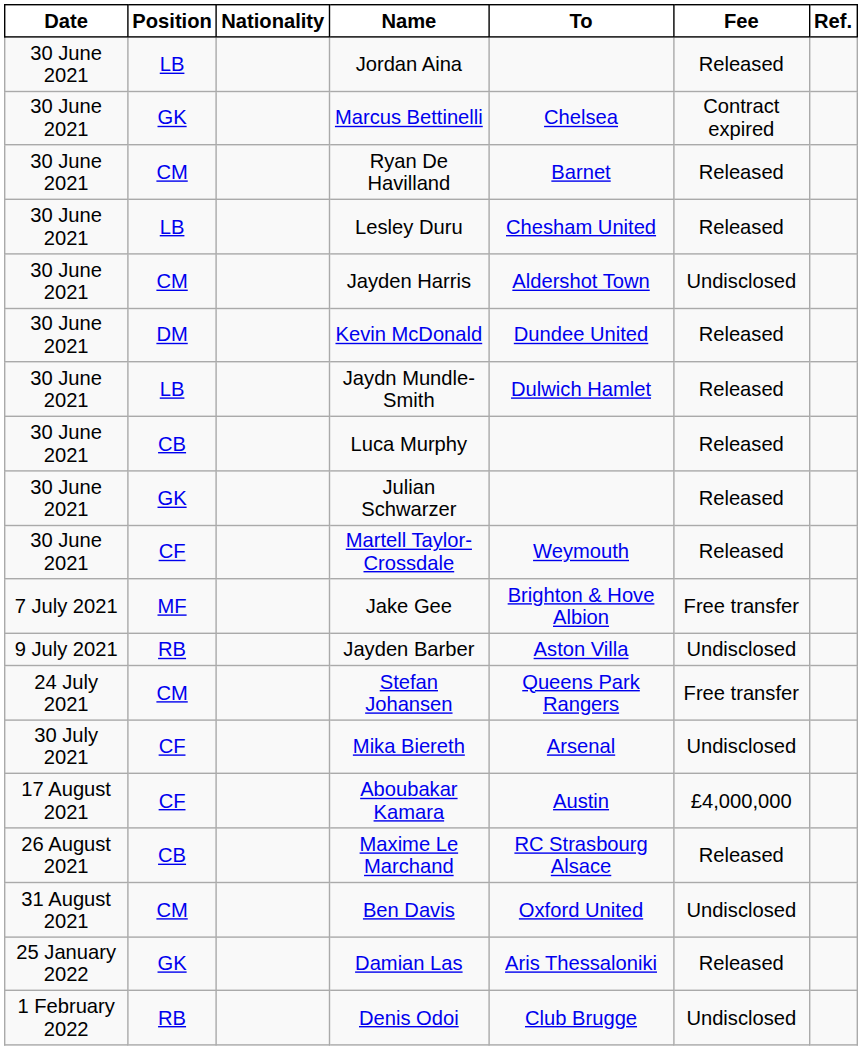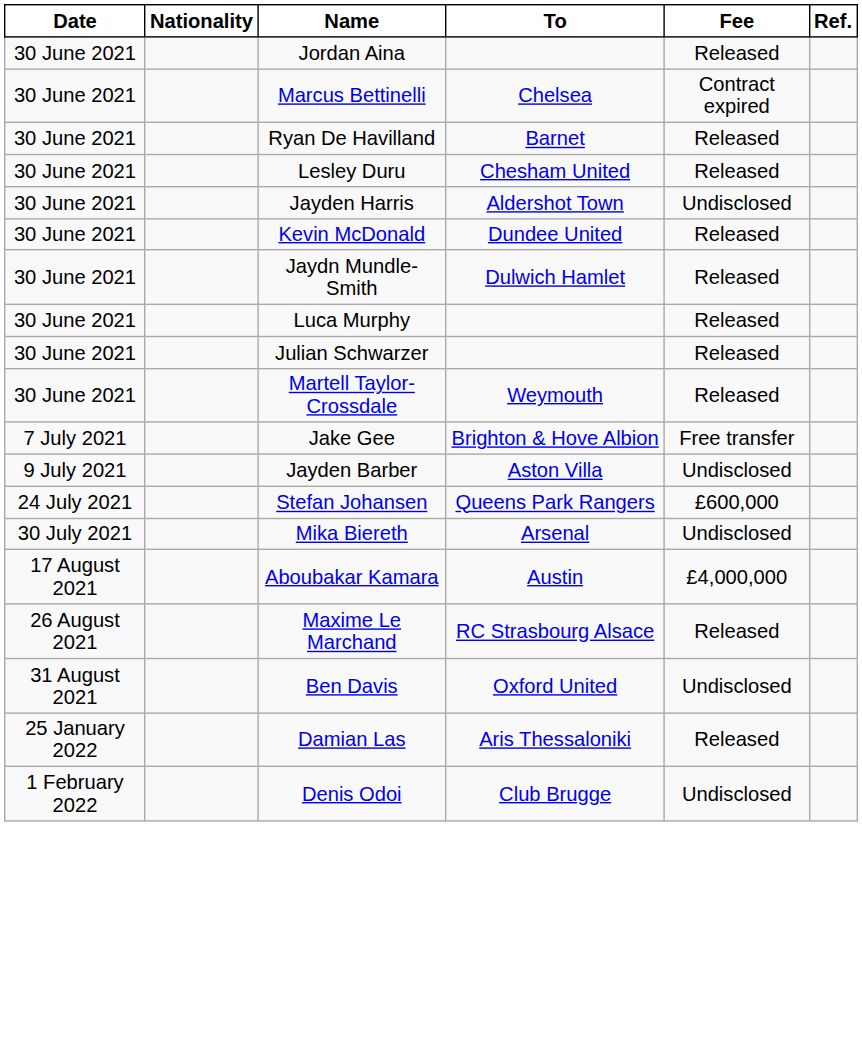- column: (172, 21)
(741, 693) Free transfer -> (737, 502) £600,000
